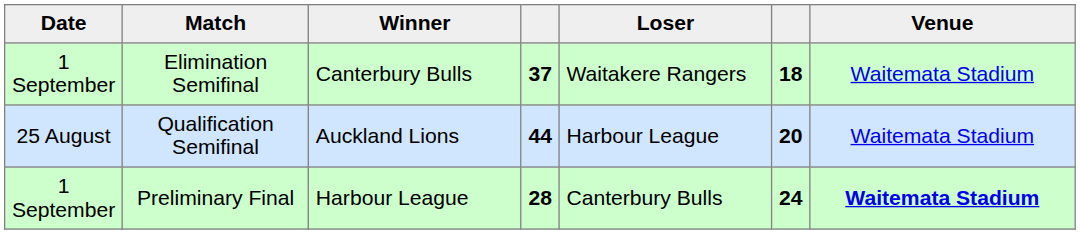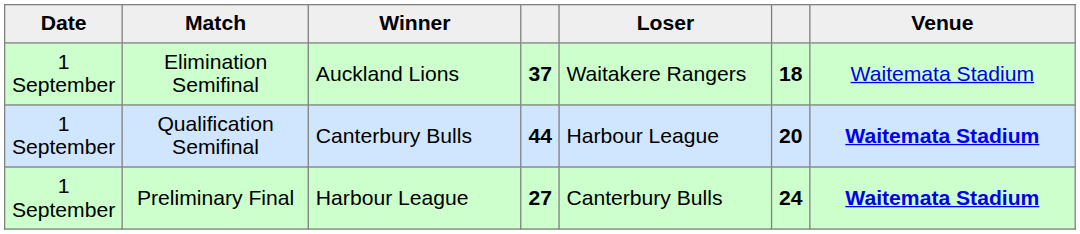(394, 73) Canterbury Bulls -> (387, 73) Auckland Lions
(64, 135) 25 August -> (64, 135) 1 September
(387, 135) Auckland Lions -> (394, 135) Canterbury Bulls
(942, 135) normal -> (942, 135) bold
(540, 197) 28 -> (540, 197) 27
